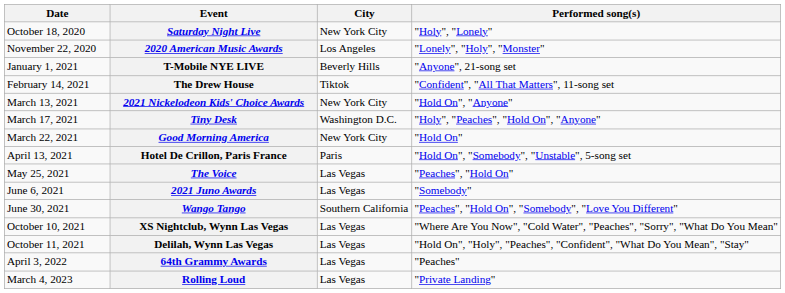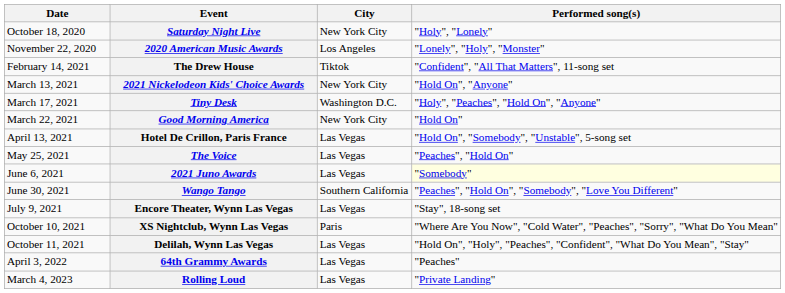- row: (214, 66)
(331, 155) Paris -> (342, 137) Las Vegas
(443, 191) no background -> (443, 173) lightyellow background
+ row: (214, 208)
(342, 226) Las Vegas -> (331, 226) Paris
